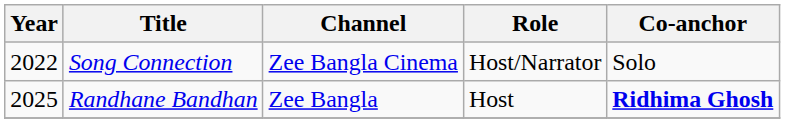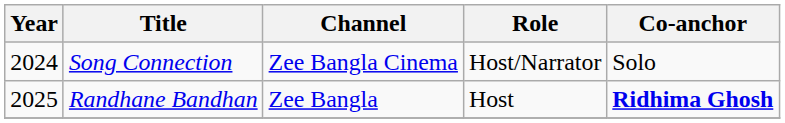(34, 61) 2022 -> (34, 61) 2024
